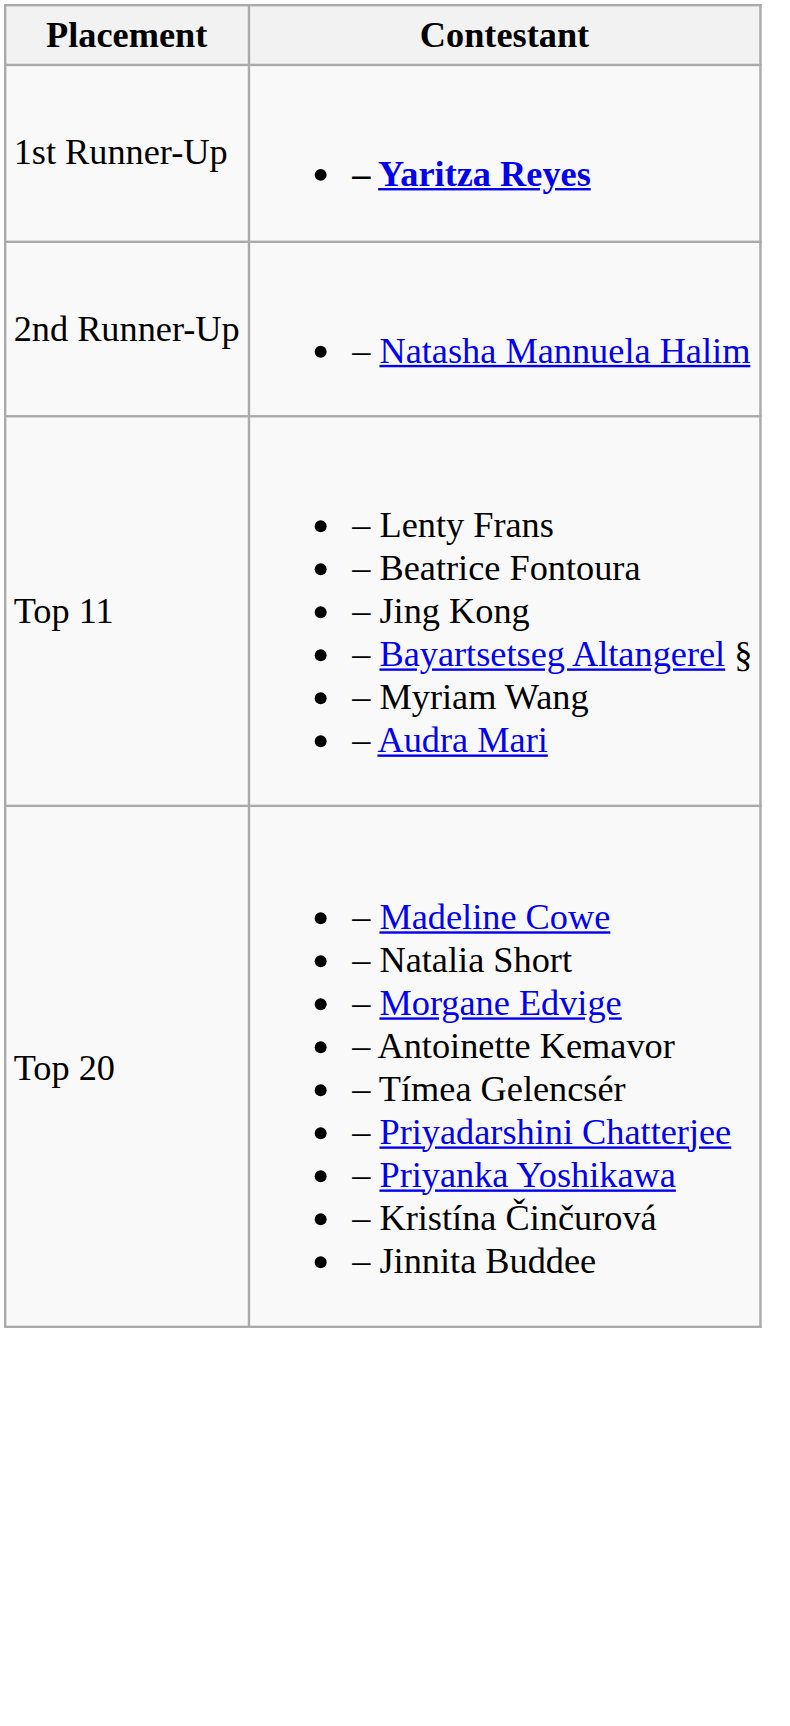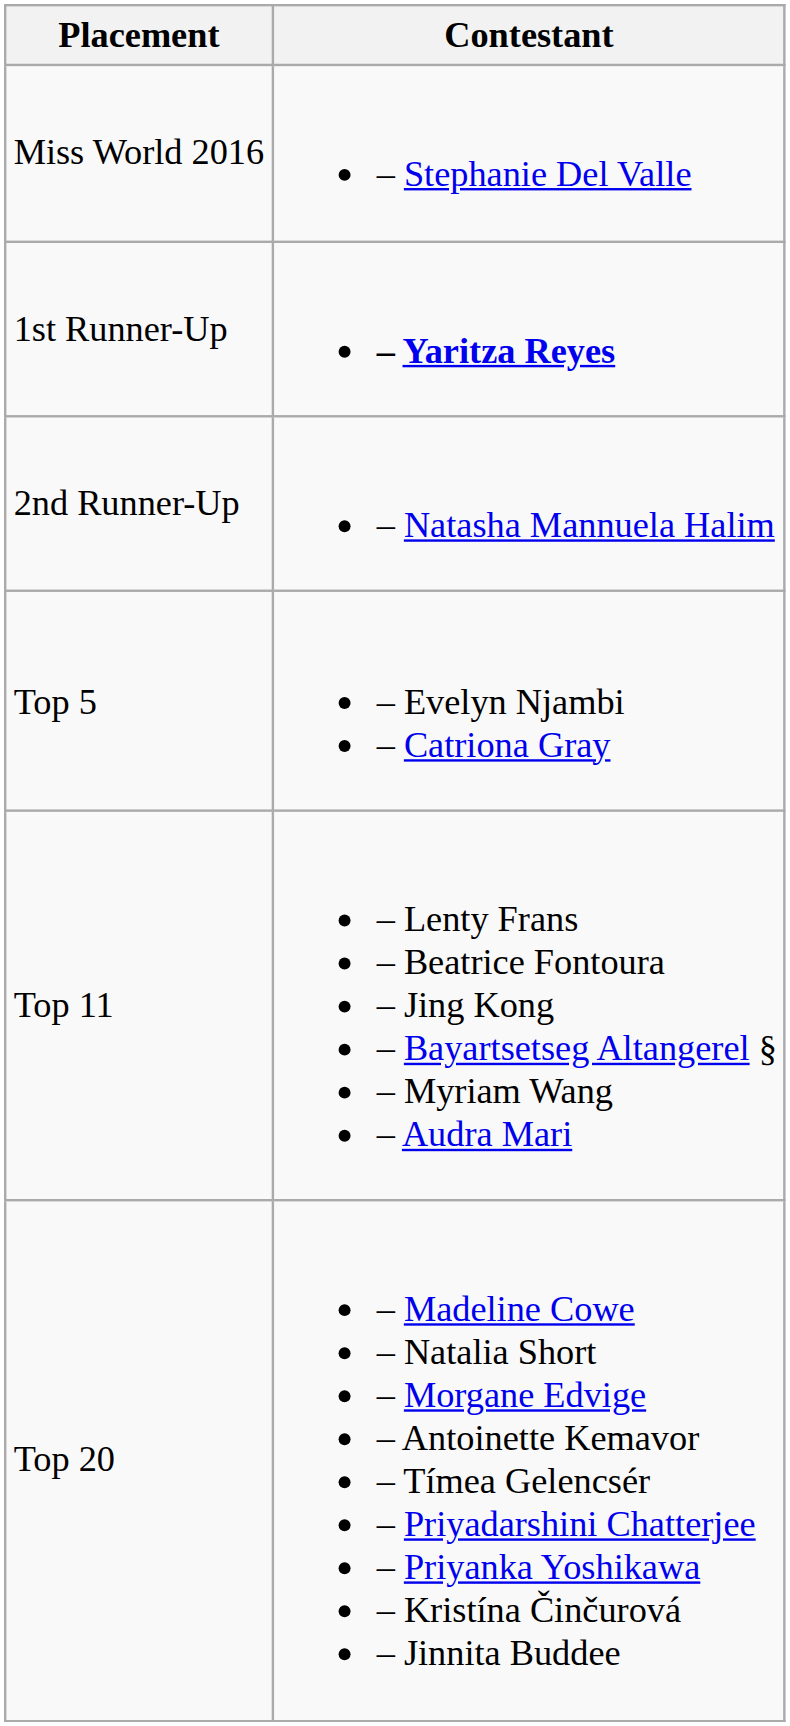+ row: (139, 152)
+ row: (55, 700)
